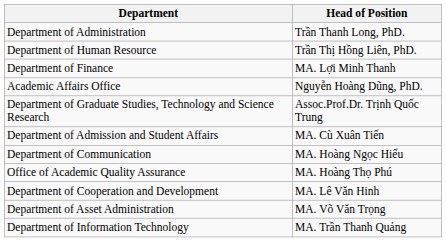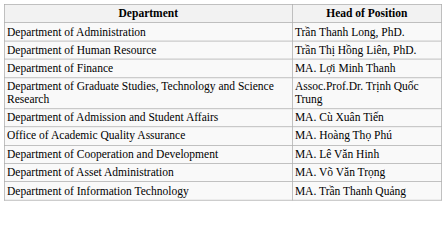- row: (64, 86)
- row: (79, 154)
